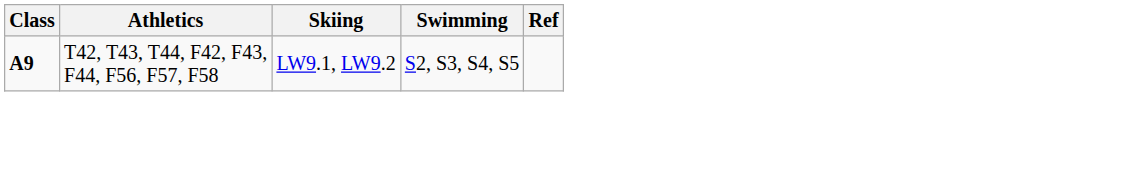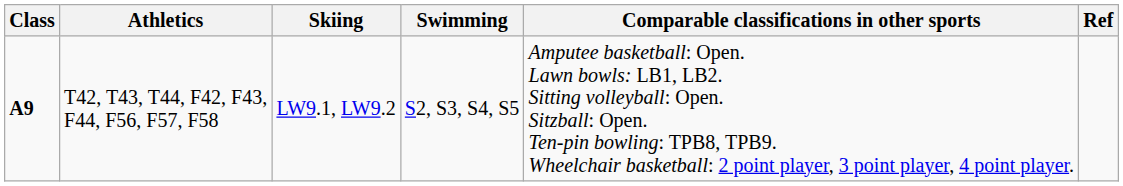+ column: (801, 20)
